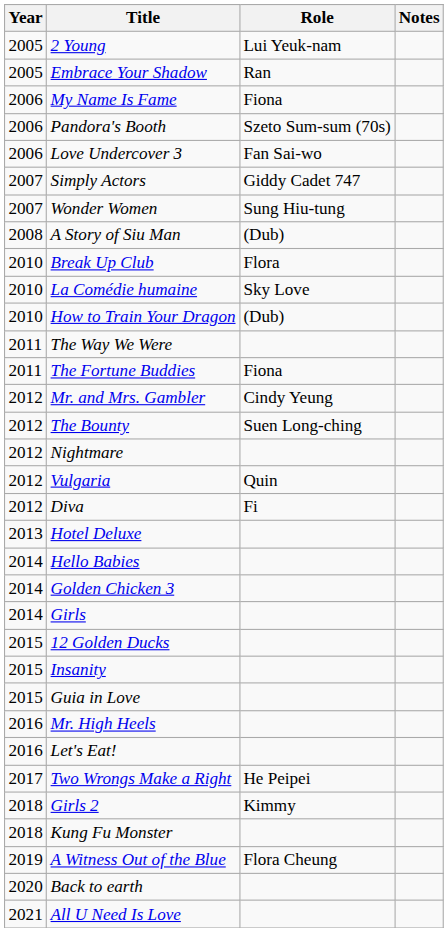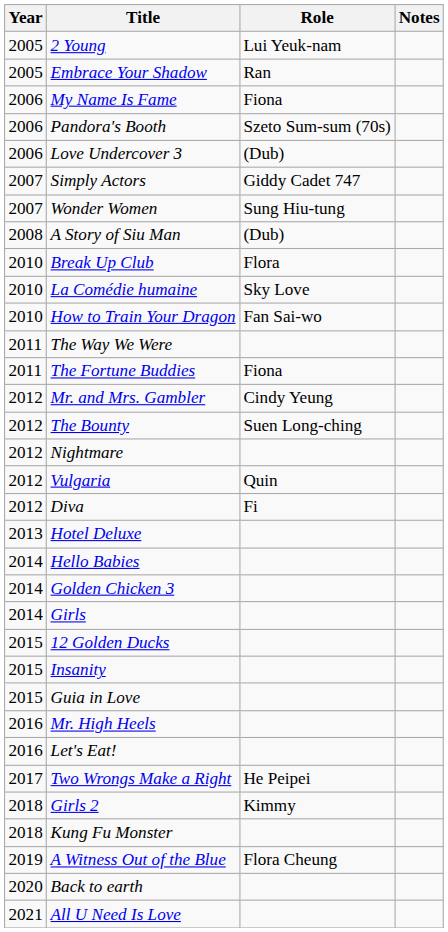(283, 153) Fan Sai-wo -> (264, 153) (Dub)
(264, 316) (Dub) -> (283, 316) Fan Sai-wo
